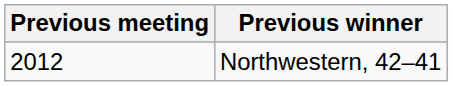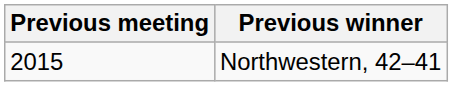(37, 61) 2012 -> (37, 61) 2015
